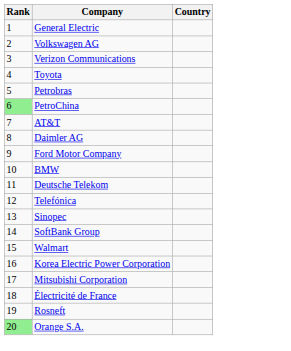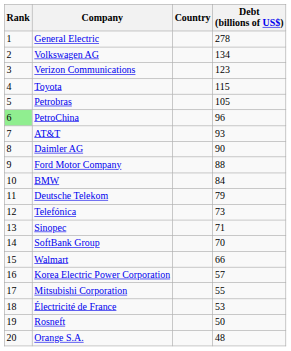+ column: (249, 17)
(12, 327) lightgreen background -> (12, 338) no background
